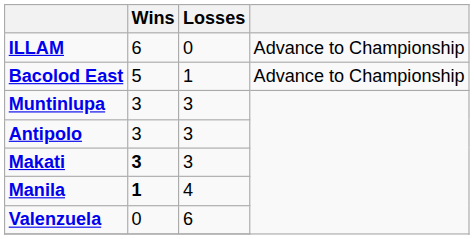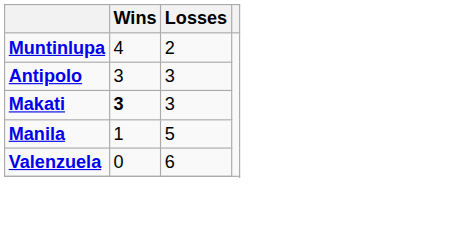- row: (36, 47)
- row: (66, 76)
(137, 104) 3 -> (119, 47) 4
(188, 104) 3 -> (170, 47) 2
(137, 190) bold -> (119, 133) normal
(188, 190) 4 -> (170, 133) 5
